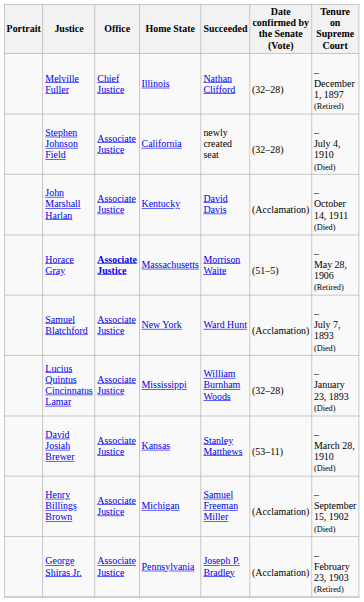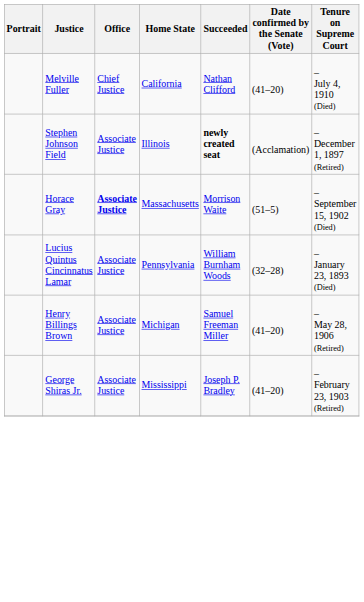(156, 83) Illinois -> (162, 83) California
(268, 89) (32–28) -> (268, 89) (41–20)
(334, 89) – December 1, 1897 (Retired) -> (327, 89) – July 4, 1910 (Died)
(162, 144) California -> (156, 144) Illinois
(218, 144) normal -> (219, 144) bold
(268, 149) (32–28) -> (281, 149) (Acclamation)
(327, 149) – July 4, 1910 (Died) -> (334, 149) – December 1, 1897 (Retired)
- row: (63, 204)
(330, 270) – May 28, 1906 (Retired) -> (335, 210) – September 15, 1902 (Died)
- row: (67, 325)
(164, 385) Mississippi -> (168, 265) Pennsylvania
- row: (60, 446)
(281, 512) (Acclamation) -> (268, 330) (41–20)
(335, 512) – September 15, 1902 (Died) -> (330, 330) – May 28, 1906 (Retired)
(168, 566) Pennsylvania -> (164, 385) Mississippi
(281, 572) (Acclamation) -> (268, 391) (41–20)
